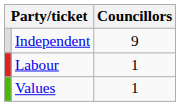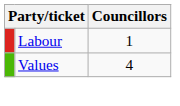- row: (53, 40)
(135, 88) 1 -> (129, 64) 4
